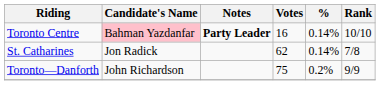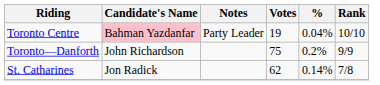(237, 32) bold -> (233, 32) normal
(282, 32) 16 -> (275, 32) 19
(324, 32) 0.14% -> (317, 32) 0.04%
rows swapped: (40, 51) <-> (53, 70)
